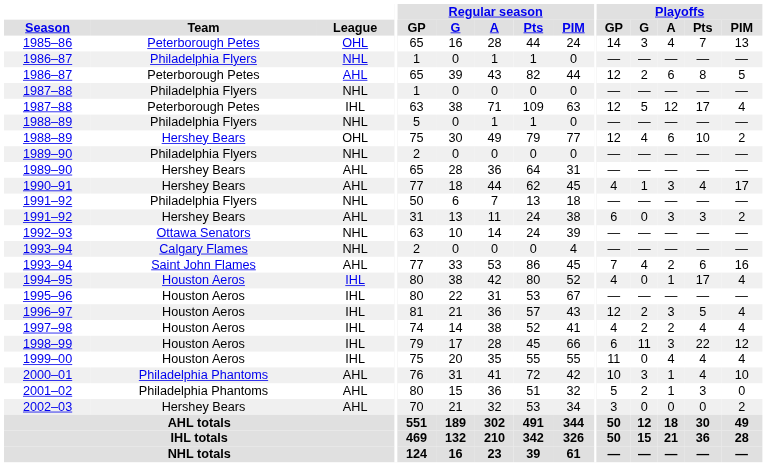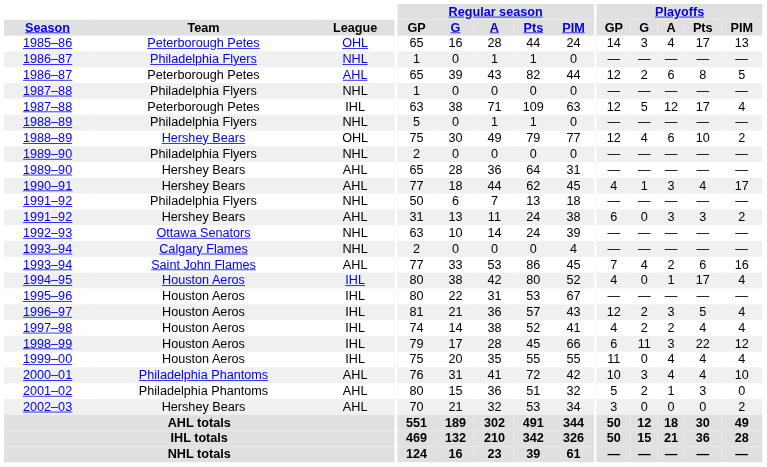(703, 43) 7 -> (703, 43) 17
(671, 375) 1 -> (671, 375) 4
